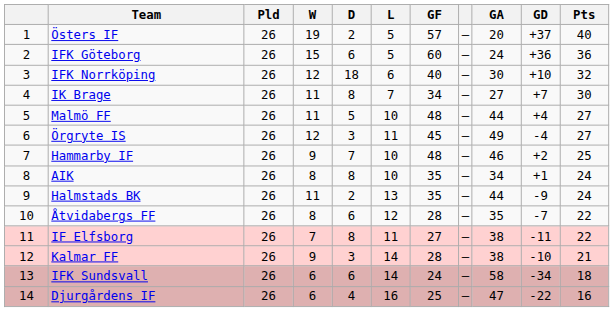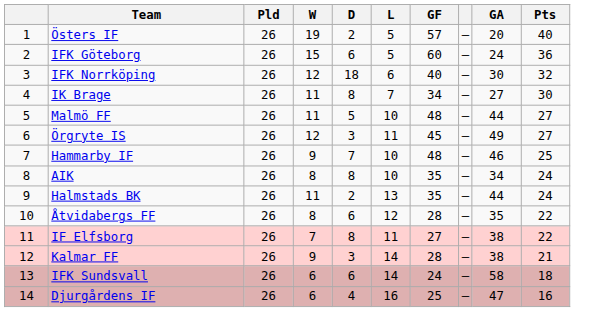- column: (540, 15)
